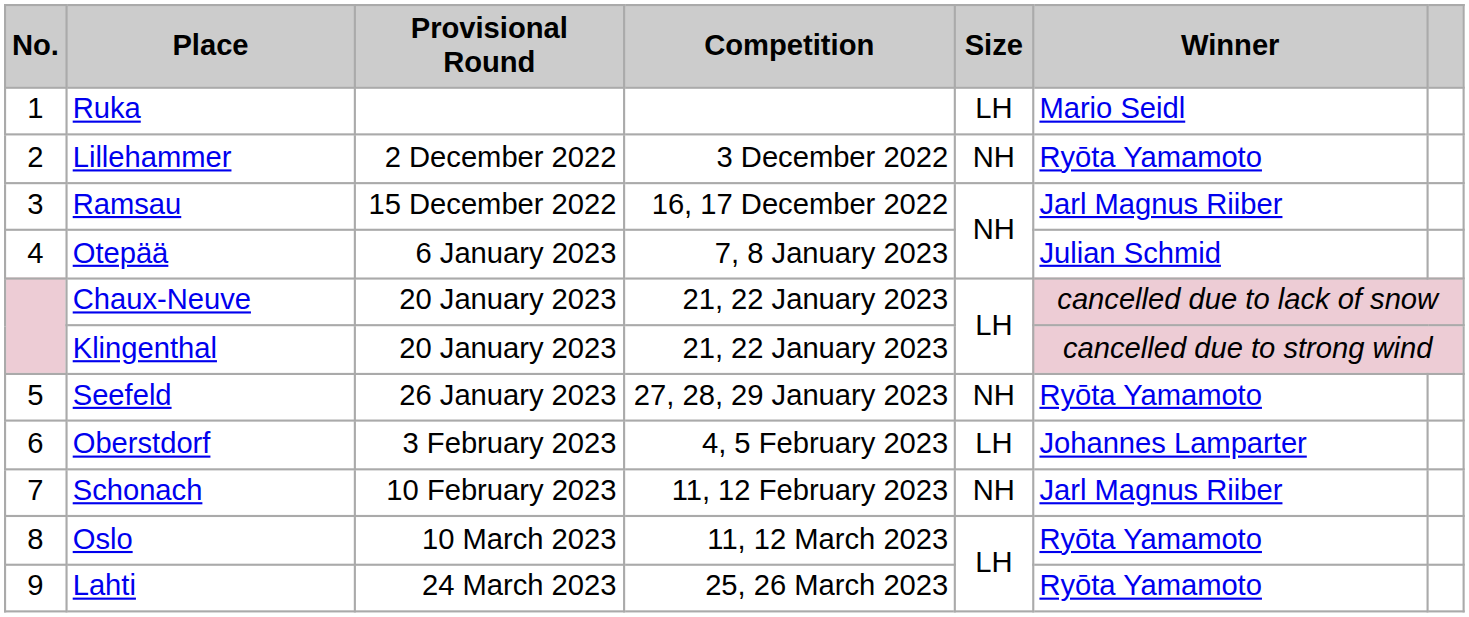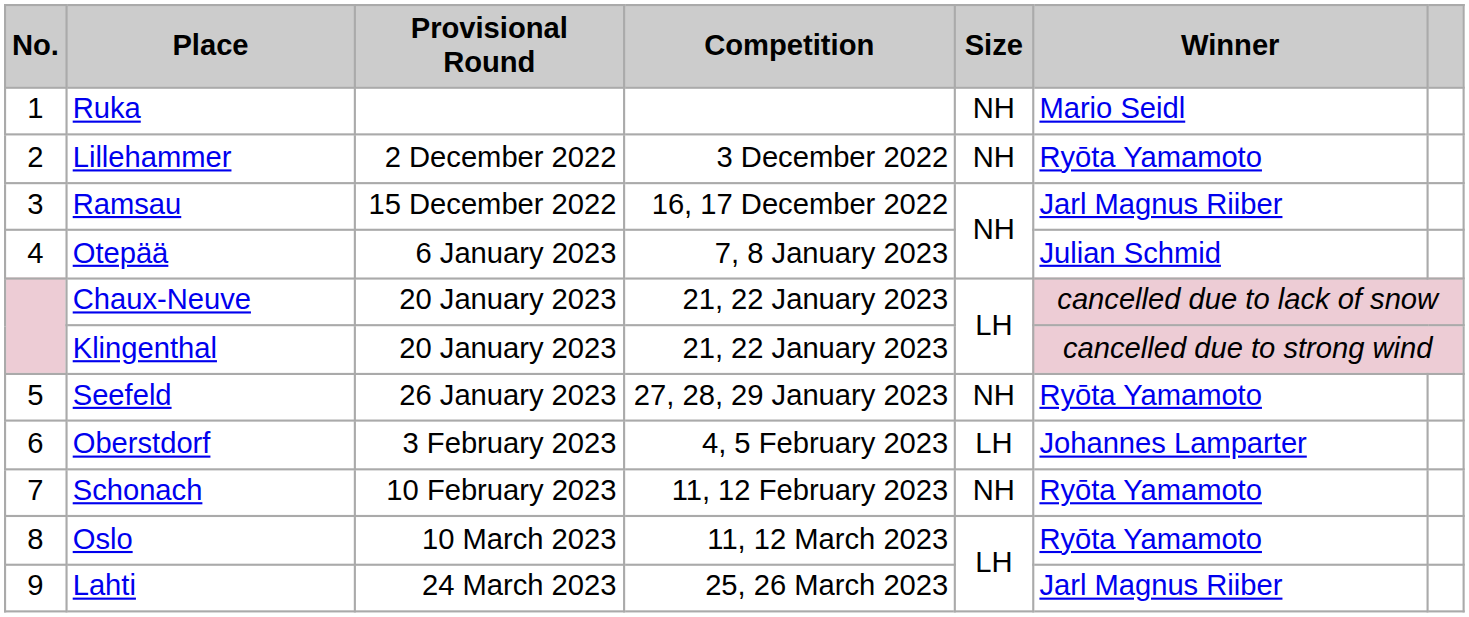(994, 109) LH -> (994, 109) NH
(1161, 491) Jarl Magnus Riiber -> (1151, 491) Ryōta Yamamoto
(1151, 586) Ryōta Yamamoto -> (1161, 586) Jarl Magnus Riiber
